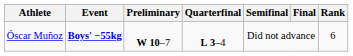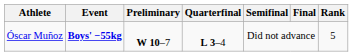(333, 36) 6 -> (333, 36) 5
